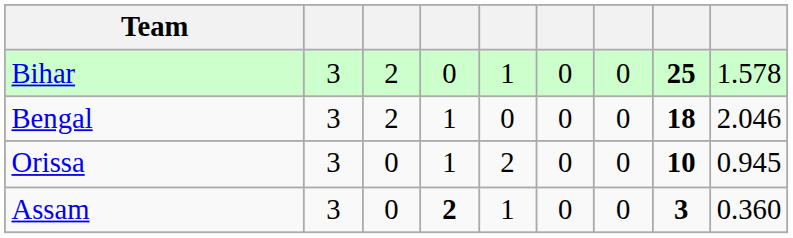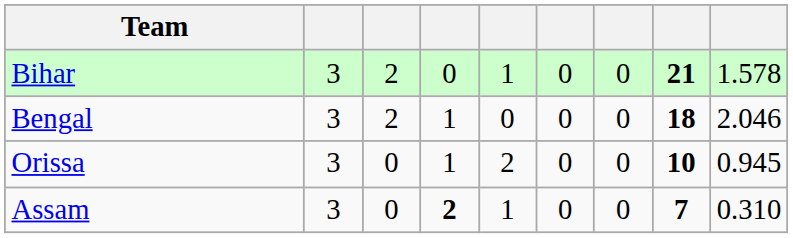(681, 72) 25 -> (681, 72) 21
(681, 208) 3 -> (681, 208) 7
(749, 208) 0.360 -> (749, 208) 0.310
